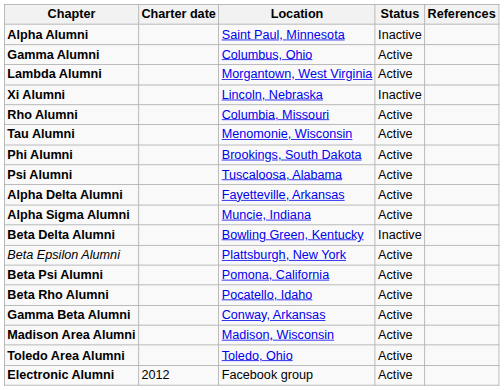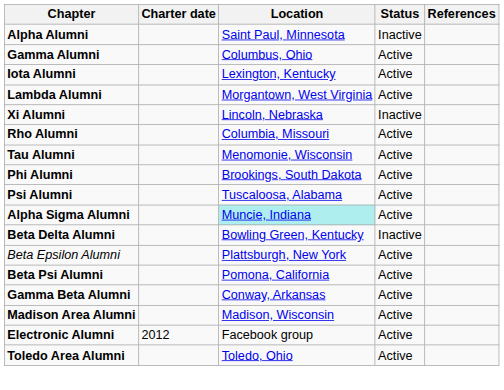+ row: (41, 74)
- row: (65, 194)
(266, 214) no background -> (266, 214) paleturquoise background
- row: (58, 295)
rows swapped: (66, 355) <-> (61, 375)
